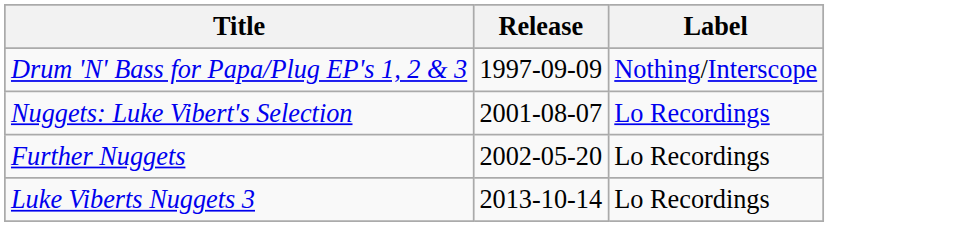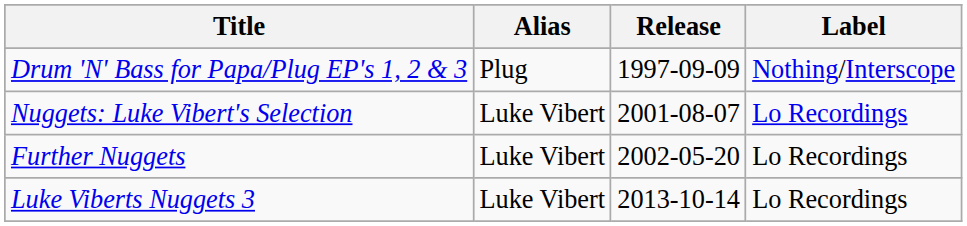+ column: (542, 26)
